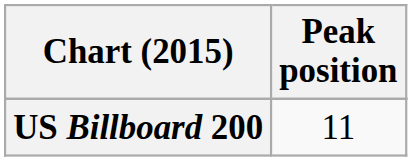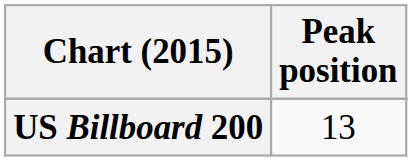(338, 126) 11 -> (338, 126) 13
